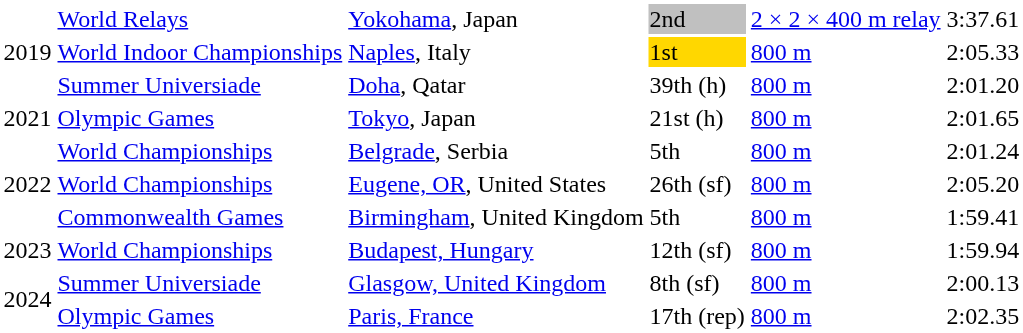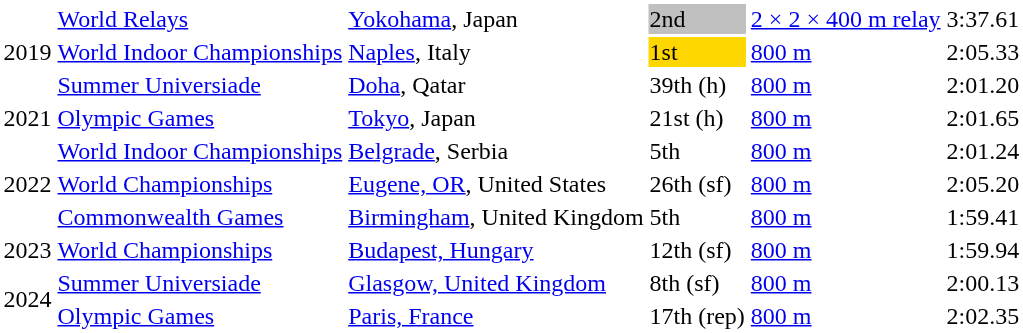(165, 150) World Championships -> (200, 150) World Indoor Championships
